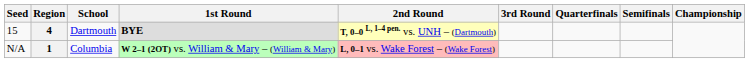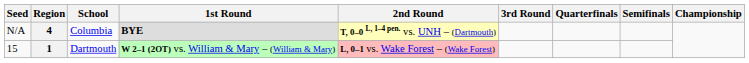(12, 31) 15 -> (16, 31) N/A
(93, 31) Dartmouth -> (91, 31) Columbia
(16, 49) N/A -> (12, 49) 15
(91, 49) Columbia -> (93, 49) Dartmouth
